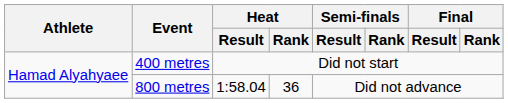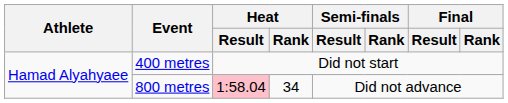(241, 87) no background -> (241, 87) pink background
(291, 87) 36 -> (291, 87) 34
